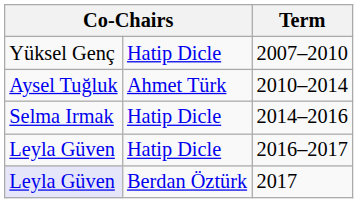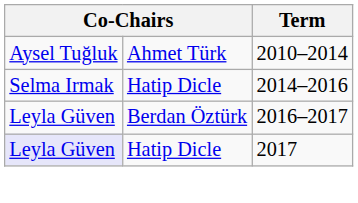- row: (302, 52)
(174, 149) Hatip Dicle -> (187, 117) Berdan Öztürk
(187, 181) Berdan Öztürk -> (174, 149) Hatip Dicle
